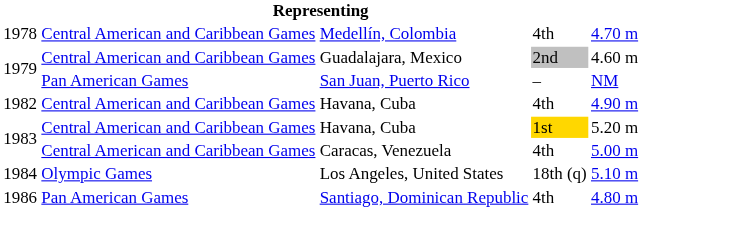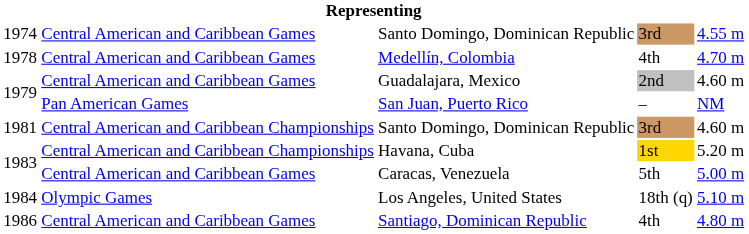+ row: (20, 34)
+ row: (20, 127)
- row: (20, 103)
(178, 127) Central American and Caribbean Games -> (208, 150) Central American and Caribbean Championships
(543, 150) 4th -> (649, 173) 5th
(115, 197) Pan American Games -> (178, 220) Central American and Caribbean Games
